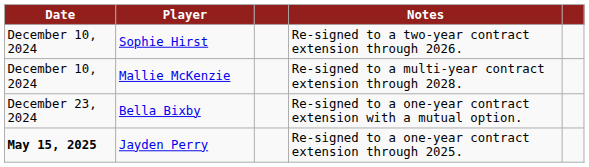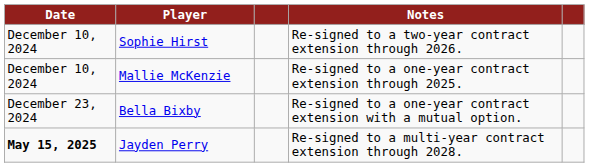(418, 76) Re-signed to a multi-year contract extension through 2028. -> (411, 76) Re-signed to a one-year contract extension through 2025.
(411, 145) Re-signed to a one-year contract extension through 2025. -> (418, 145) Re-signed to a multi-year contract extension through 2028.
